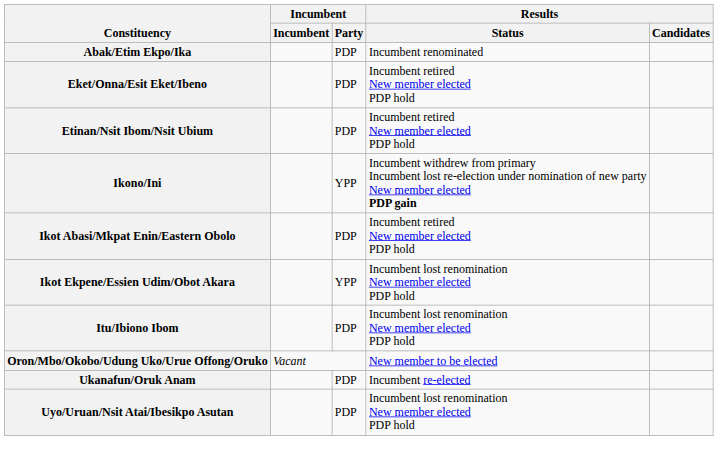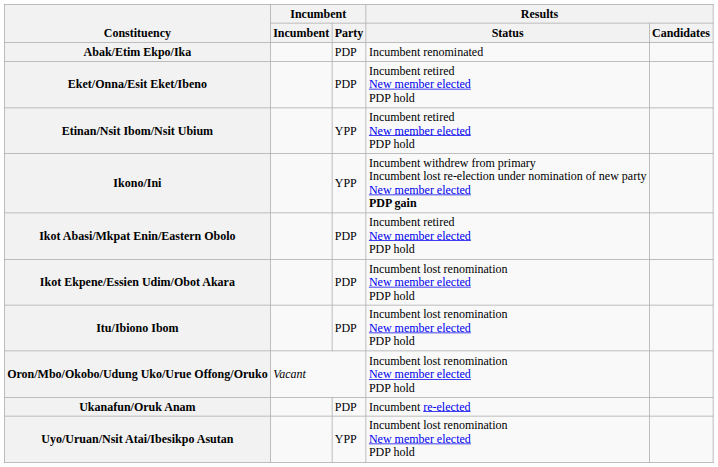(346, 130) PDP -> (346, 130) YPP
(346, 282) YPP -> (346, 282) PDP
(433, 360) New member to be elected -> (438, 374) Incumbent lost renomination New member elected PDP hold
(346, 412) PDP -> (346, 439) YPP
